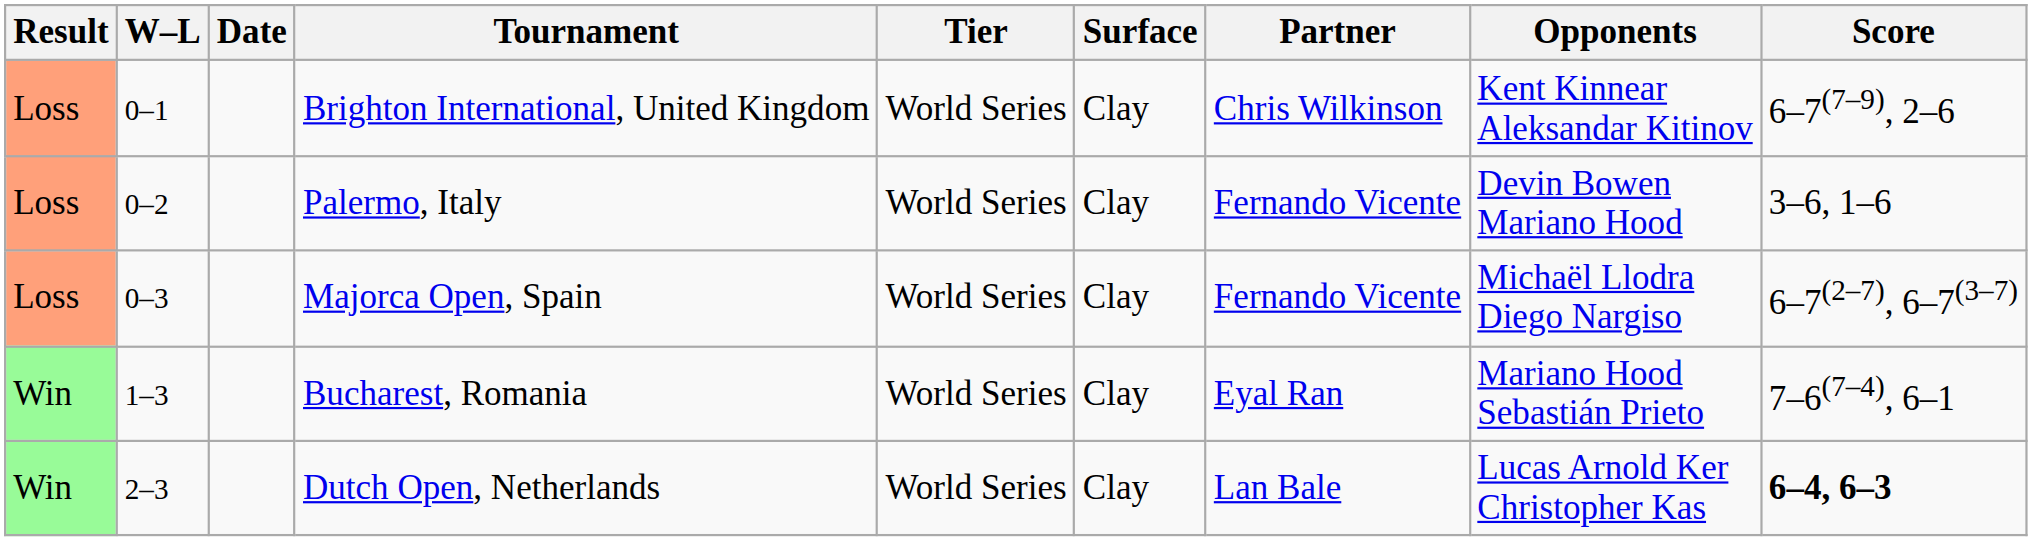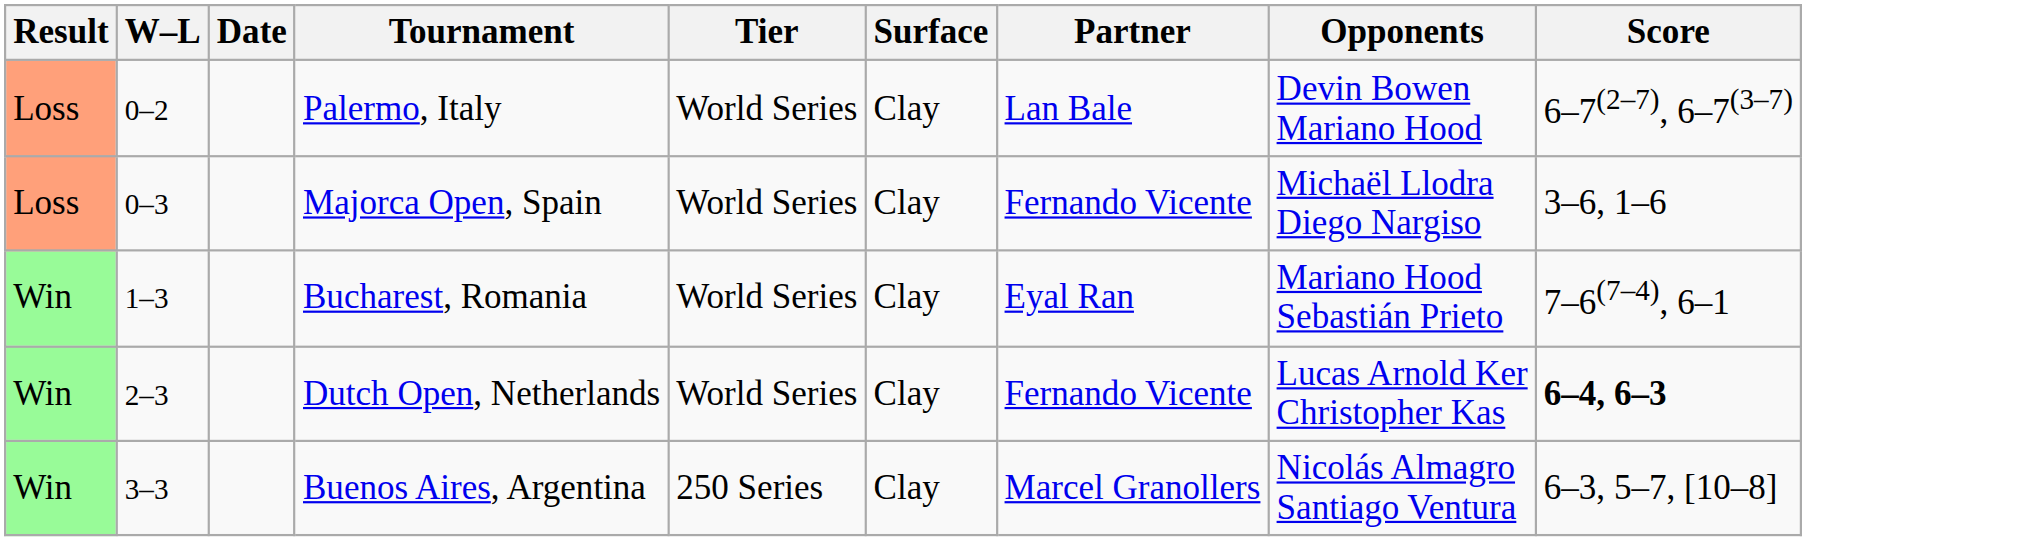- row: (586, 107)
(1338, 202) Fernando Vicente -> (1068, 107) Lan Bale
(1830, 202) 3–6, 1–6 -> (1668, 107) 6–7(2–7), 6–7(3–7)
(1893, 297) 6–7(2–7), 6–7(3–7) -> (1605, 202) 3–6, 1–6
(1278, 487) Lan Bale -> (1128, 392) Fernando Vicente
+ row: (474, 487)
